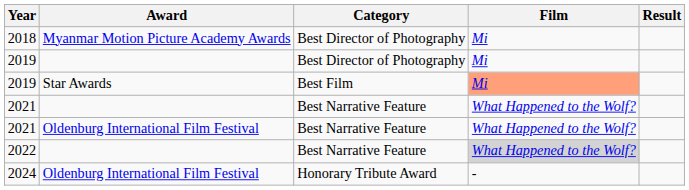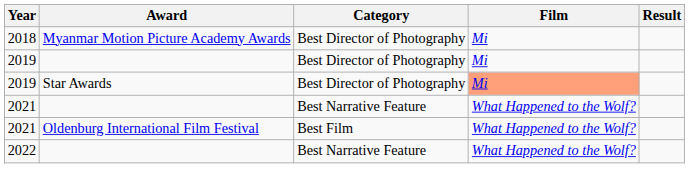(325, 83) Best Film -> (381, 83) Best Director of Photography
(362, 128) Best Narrative Feature -> (325, 128) Best Film
(554, 151) lightgrey background -> (554, 151) no background
- row: (22, 173)
